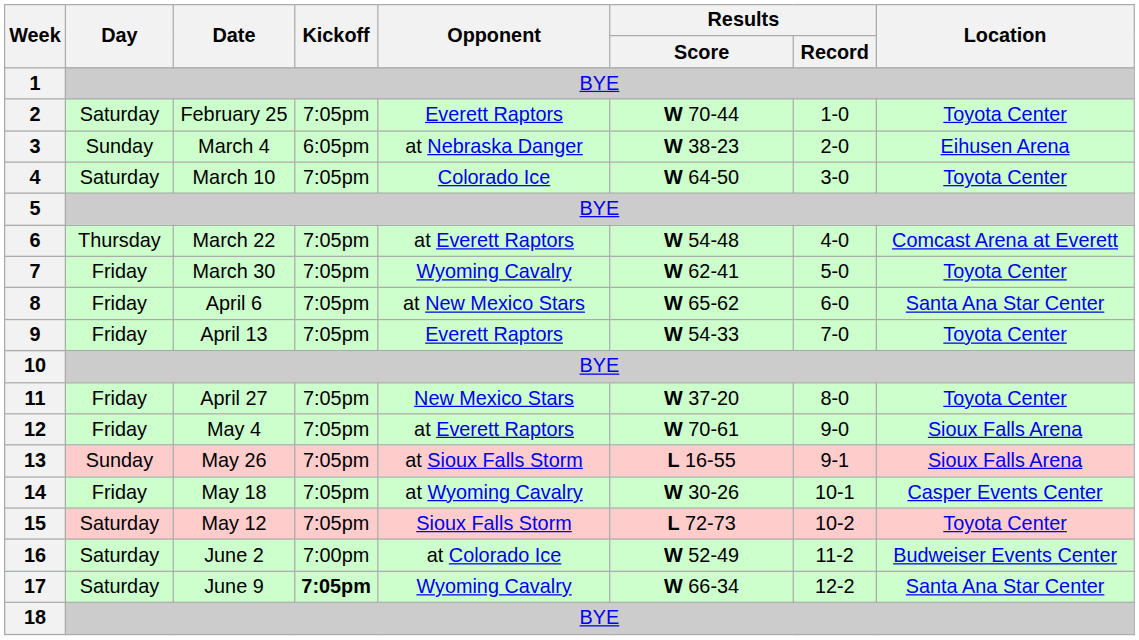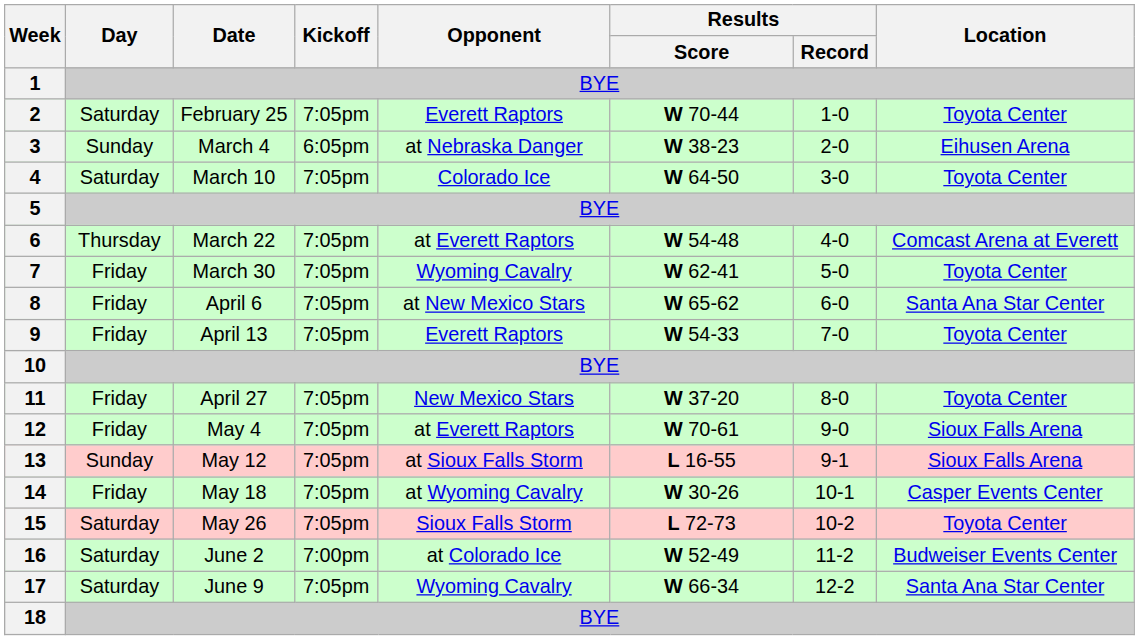(234, 460) May 26 -> (234, 460) May 12
(234, 523) May 12 -> (234, 523) May 26
(336, 586) bold -> (336, 586) normal
